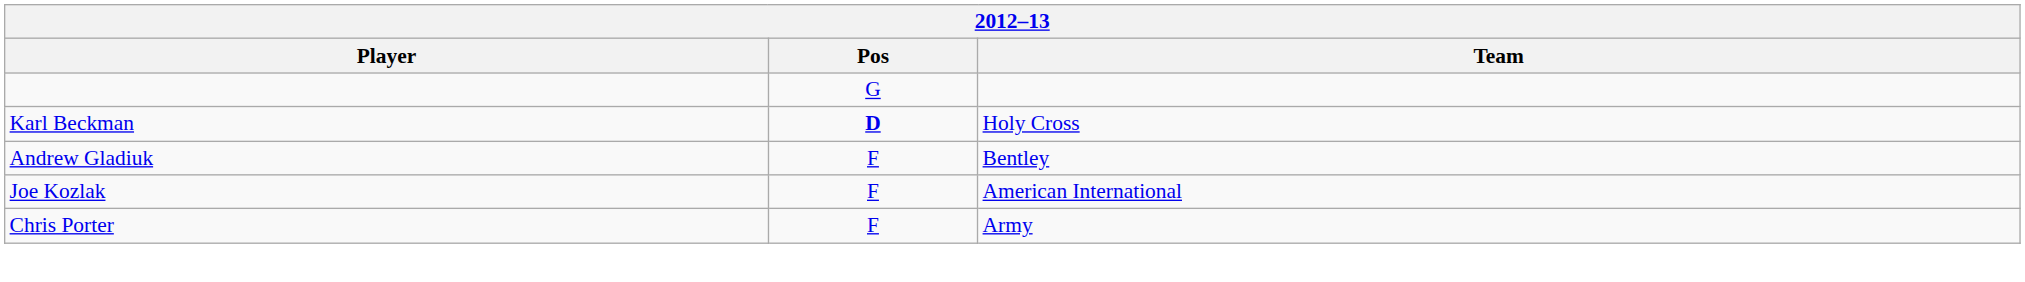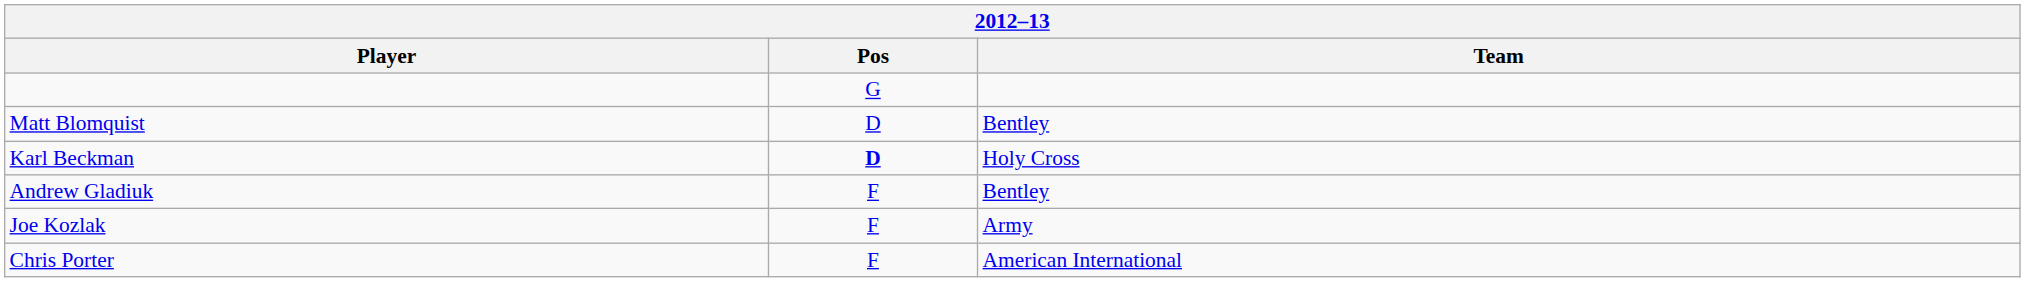+ row: (77, 123)
(1082, 191) American International -> (1008, 225) Army
(1008, 225) Army -> (1082, 259) American International
